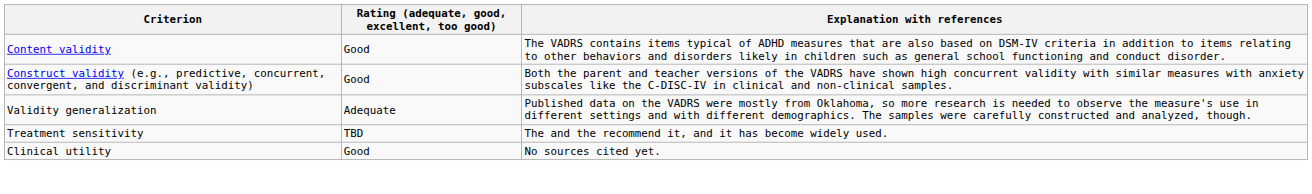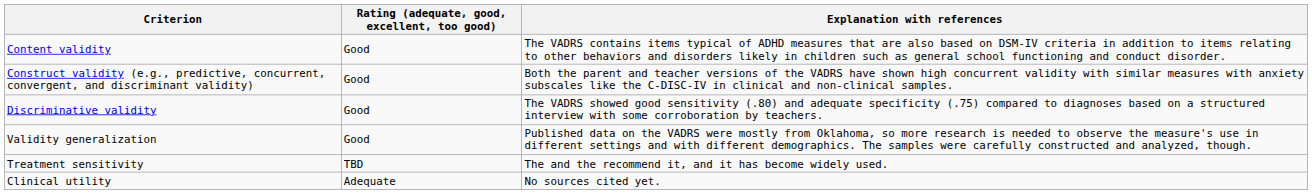+ row: (82, 110)
(370, 110) Adequate -> (357, 140) Good
(357, 151) Good -> (370, 181) Adequate
